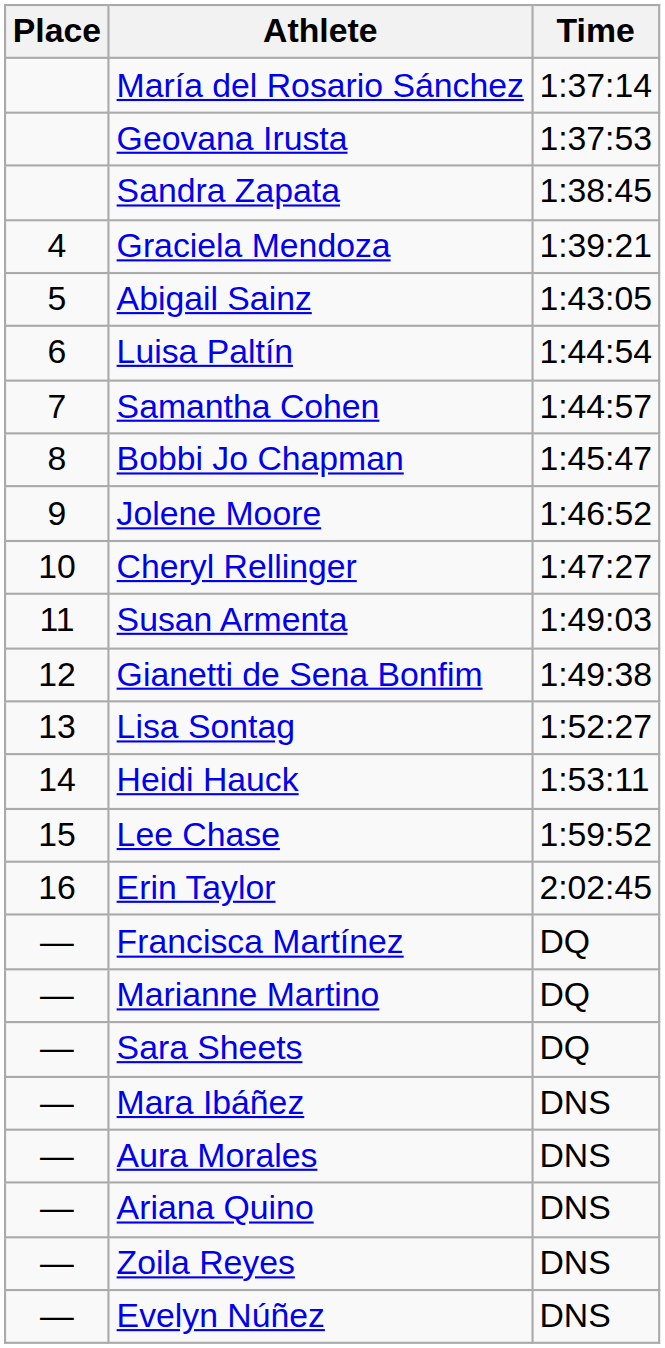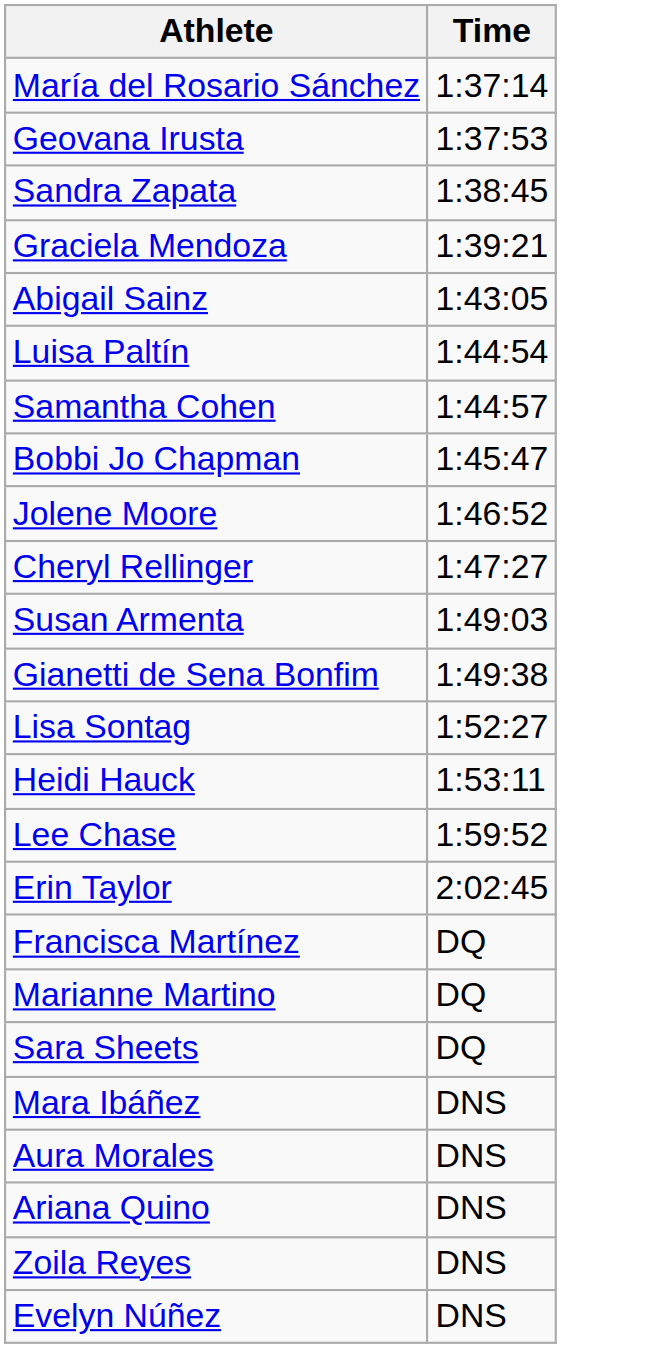- column: (57, 31)
